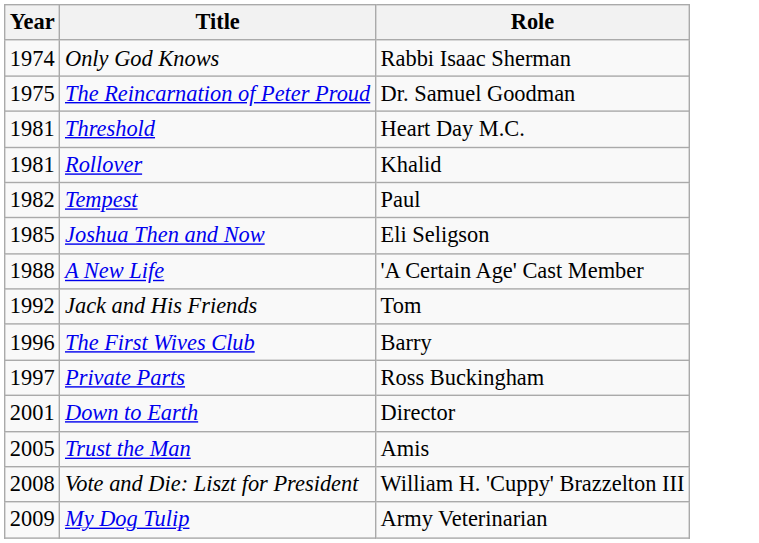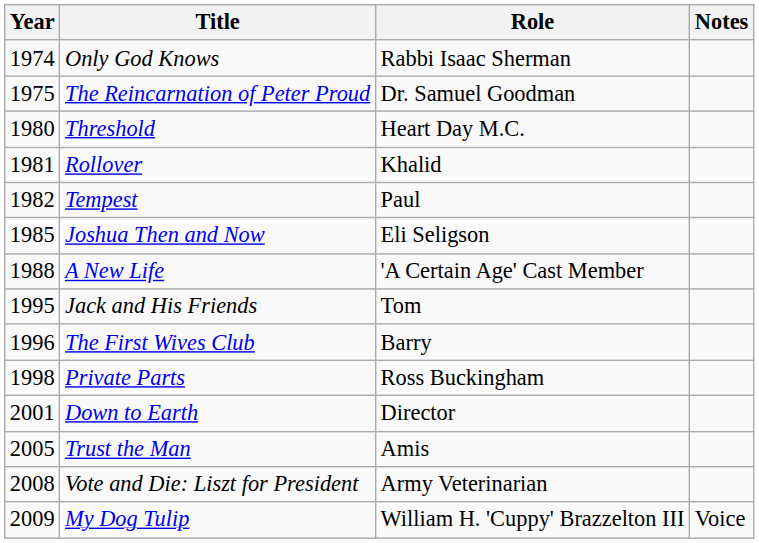+ column: (722, 22)
(32, 128) 1981 -> (32, 128) 1980
(32, 306) 1992 -> (32, 306) 1995
(32, 377) 1997 -> (32, 377) 1998
(533, 484) William H. 'Cuppy' Brazzelton III -> (464, 484) Army Veterinarian
(464, 519) Army Veterinarian -> (533, 519) William H. 'Cuppy' Brazzelton III
